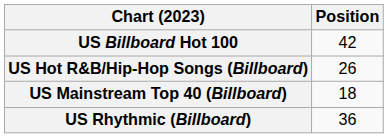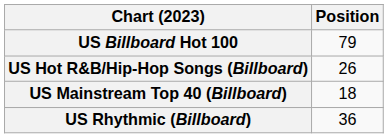(347, 42) 42 -> (347, 42) 79
